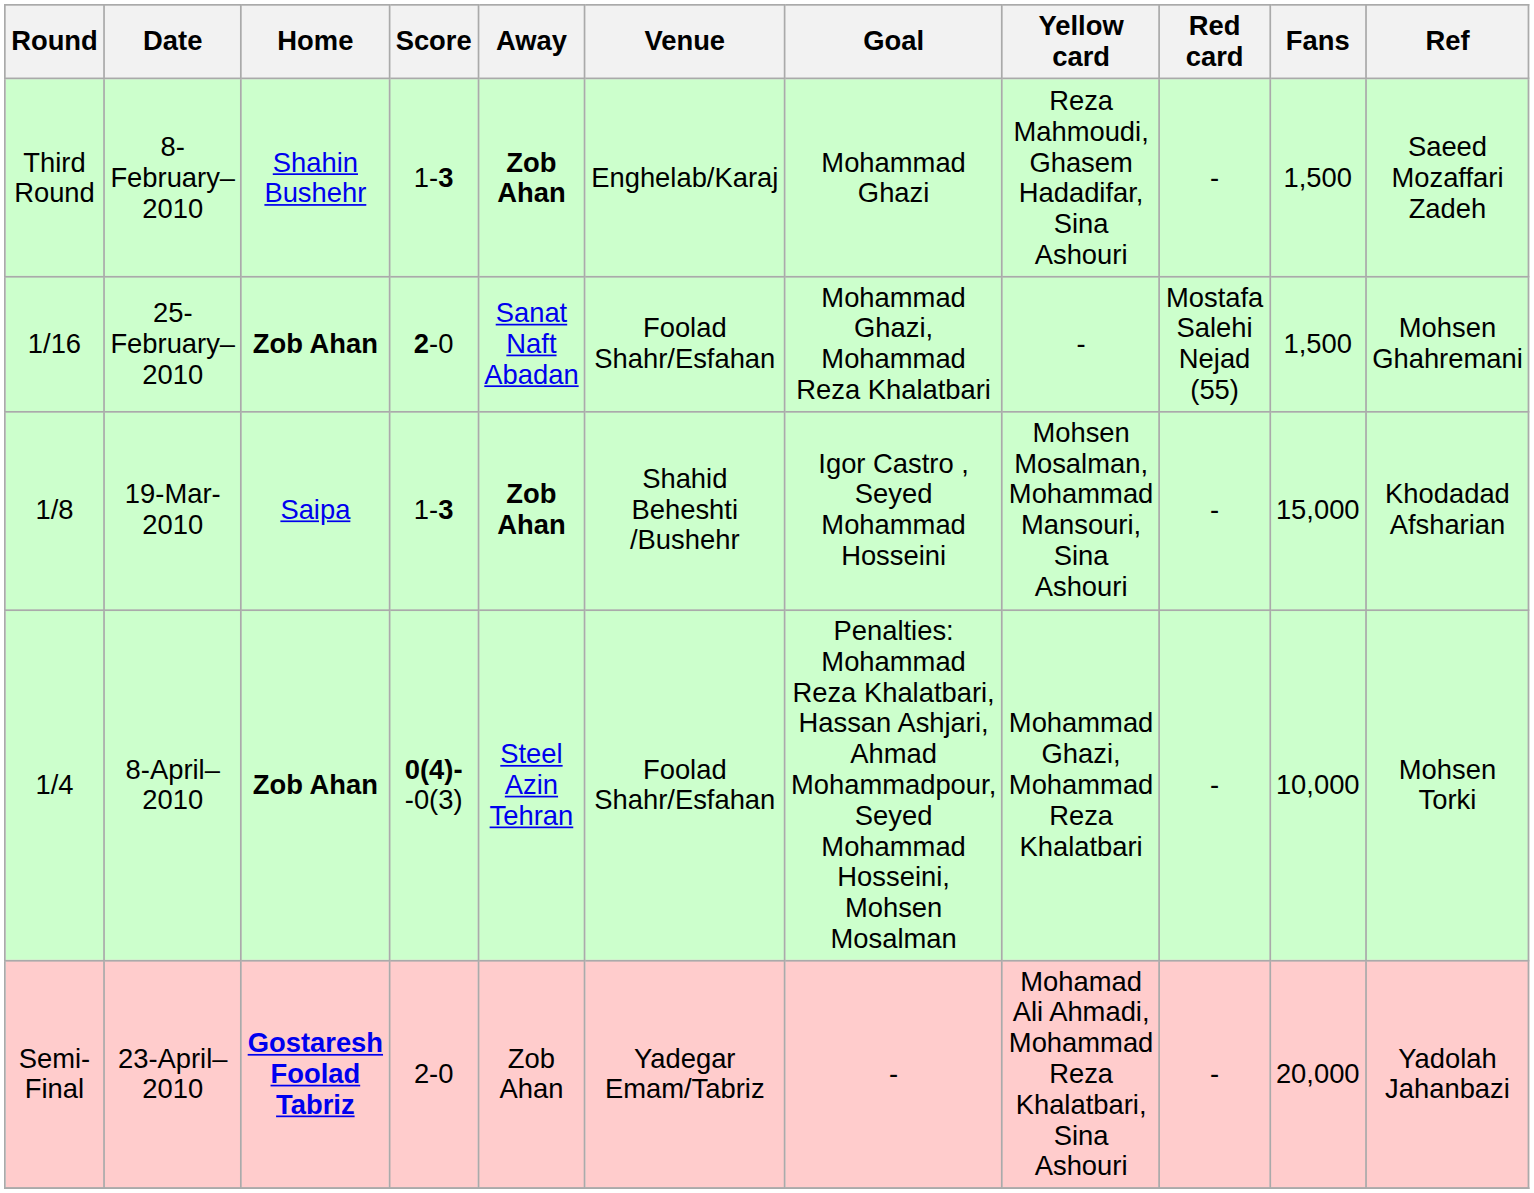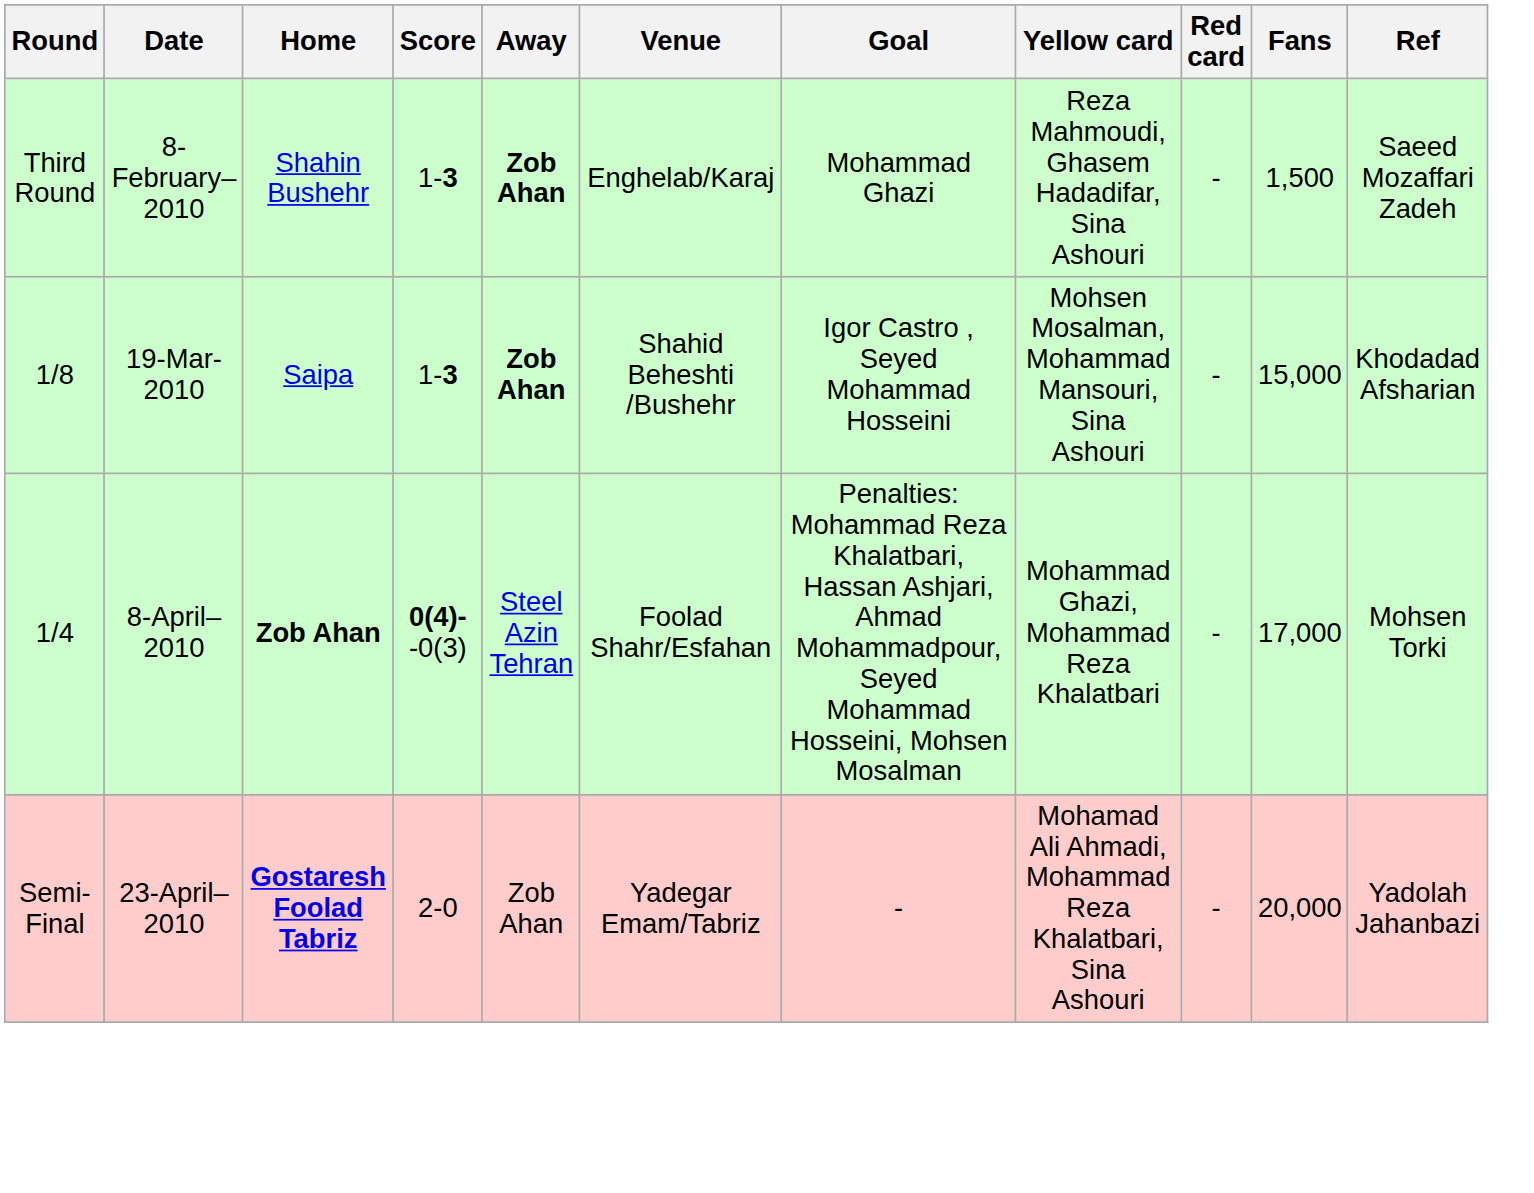- row: (173, 343)
(1318, 784) 10,000 -> (1300, 633) 17,000
